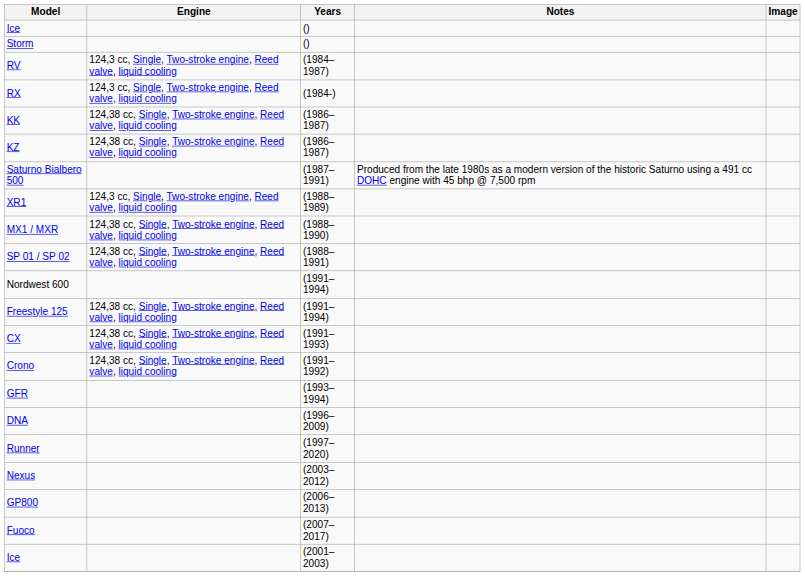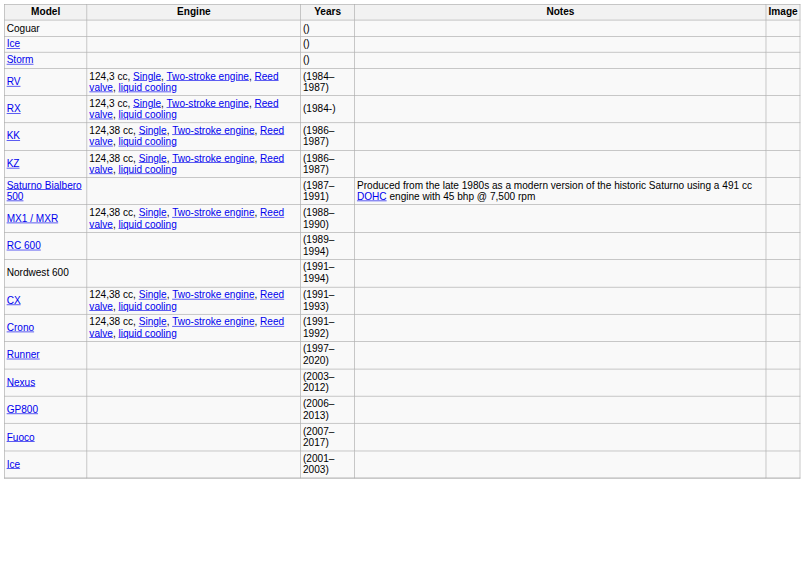+ row: (23, 28)
- row: (16, 202)
- row: (38, 257)
+ row: (24, 246)
- row: (37, 312)
- row: (17, 394)
- row: (17, 421)
